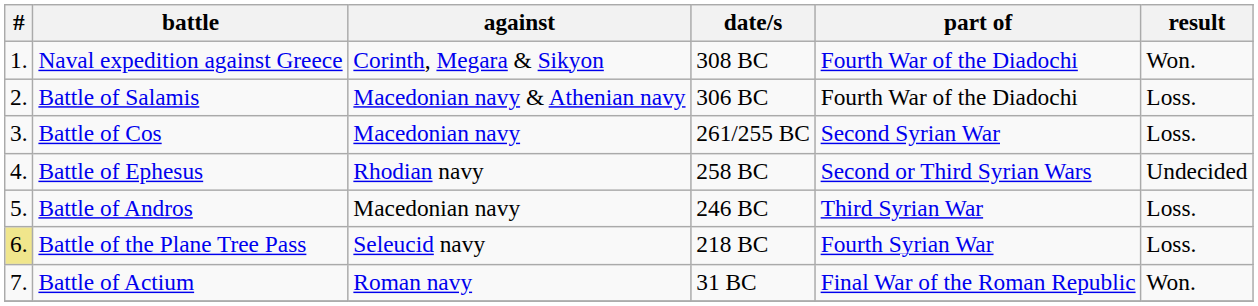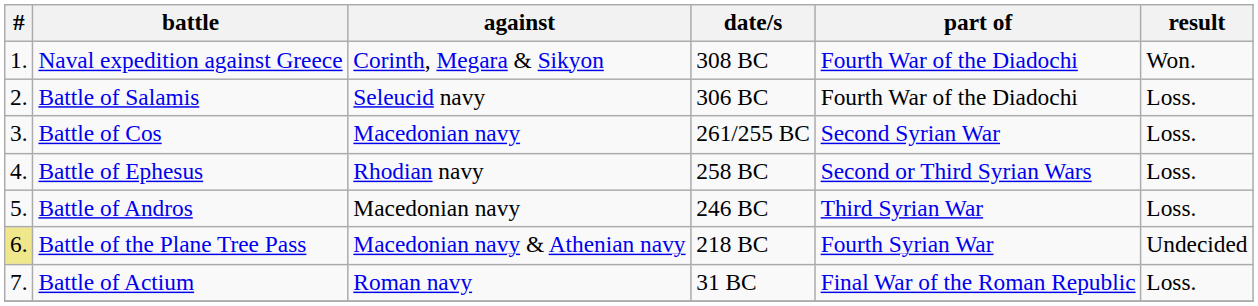(519, 97) Macedonian navy & Athenian navy -> (419, 97) Seleucid navy
(1197, 171) Undecided -> (1171, 171) Loss.
(419, 245) Seleucid navy -> (519, 245) Macedonian navy & Athenian navy
(1171, 245) Loss. -> (1197, 245) Undecided
(1171, 282) Won. -> (1171, 282) Loss.
